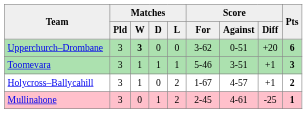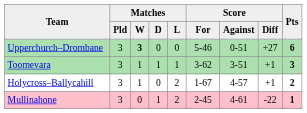(203, 48) 3-62 -> (203, 48) 5-46
(270, 48) +20 -> (270, 48) +27
(203, 65) 5-46 -> (203, 65) 3-62
(270, 100) -25 -> (270, 100) -22
